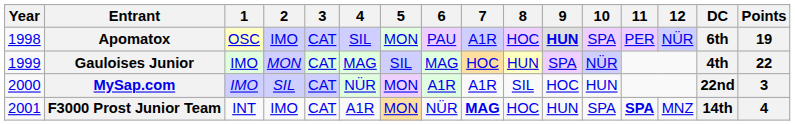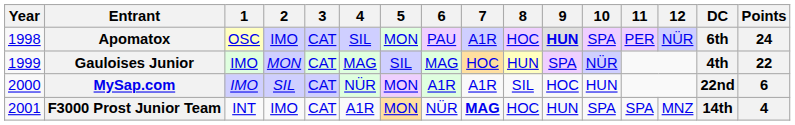(764, 39) 19 -> (764, 39) 24
(764, 85) 3 -> (764, 85) 6
(640, 108) bold -> (640, 108) normal
